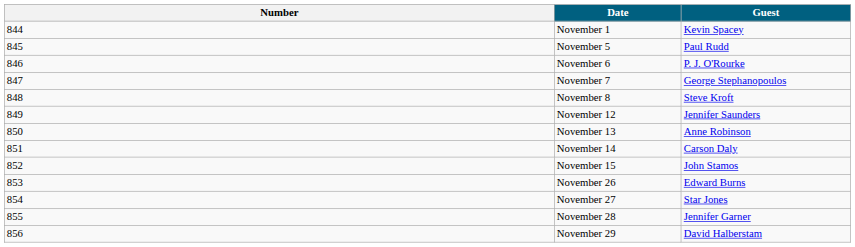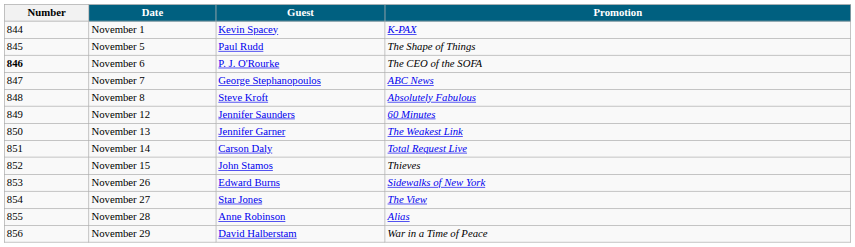+ column: (618, 13)
(15, 64) normal -> (15, 64) bold
(717, 132) Anne Robinson -> (252, 132) Jennifer Garner
(717, 217) Jennifer Garner -> (252, 217) Anne Robinson
